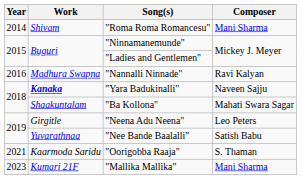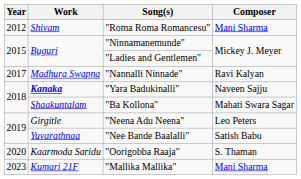(16, 27) 2014 -> (16, 27) 2012
(16, 74) 2016 -> (16, 74) 2017
(16, 151) 2021 -> (16, 151) 2020
